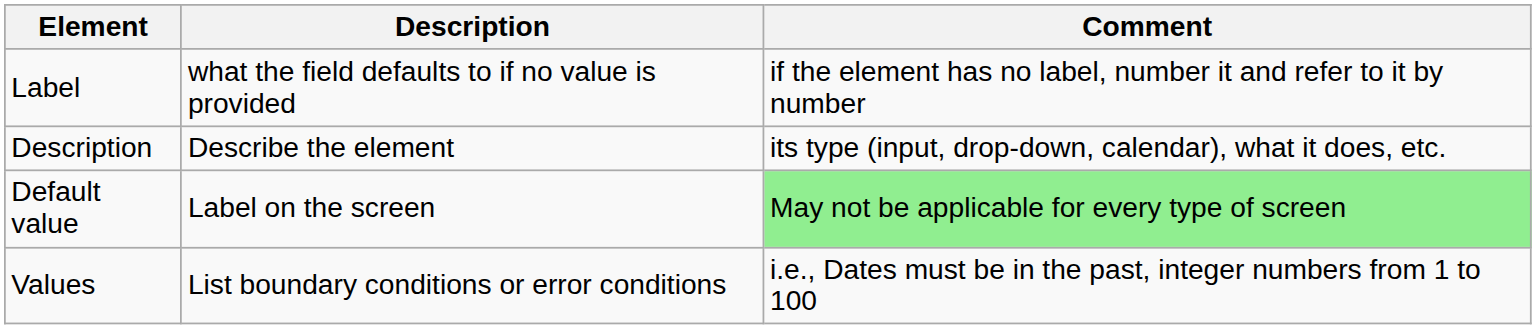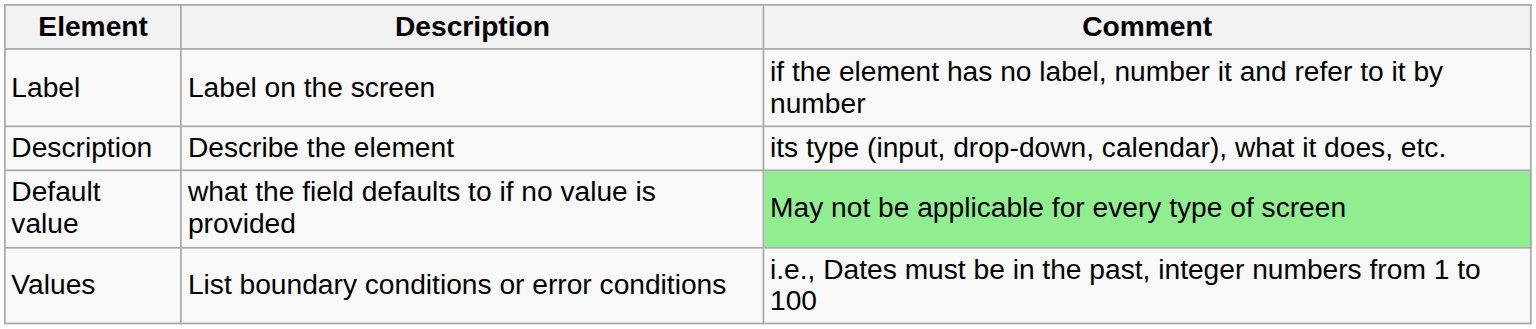(422, 87) what the field defaults to if no value is provided -> (312, 87) Label on the screen
(312, 208) Label on the screen -> (422, 208) what the field defaults to if no value is provided
